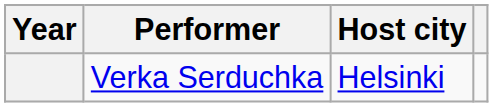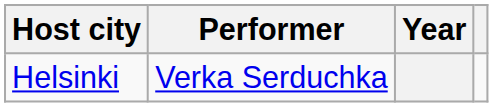columns swapped: (44, 29) <-> (402, 29)
